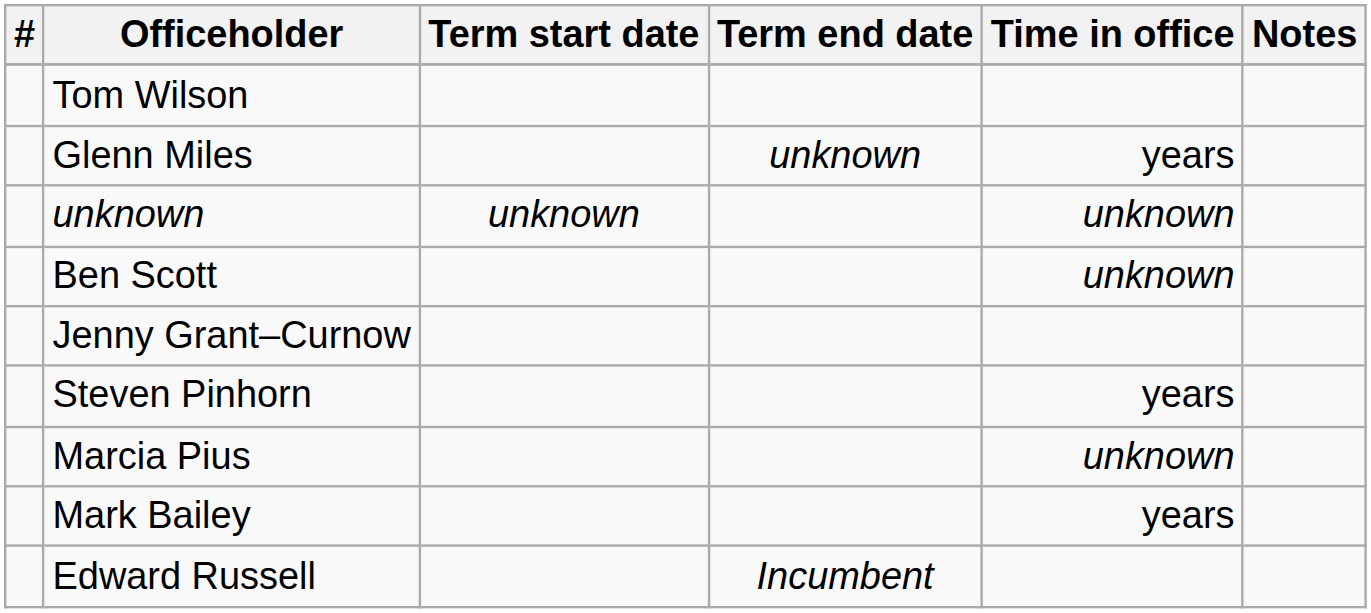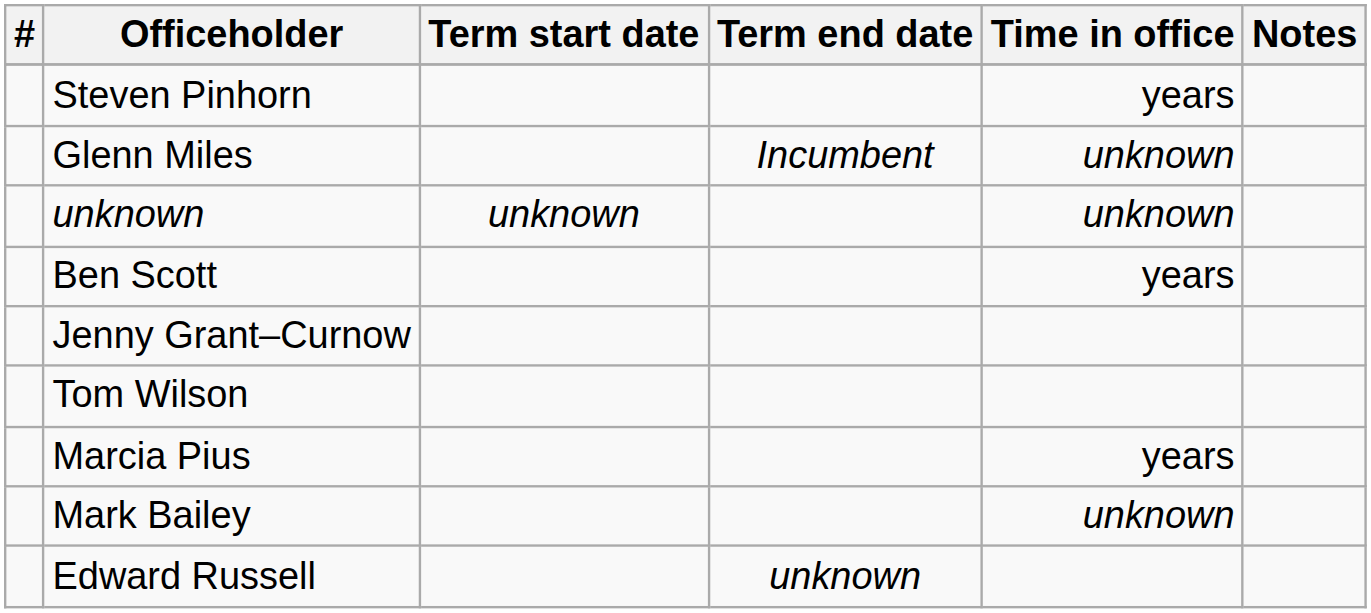rows swapped: (182, 395) <-> (150, 94)
(845, 154) unknown -> (845, 154) Incumbent
(1188, 154) years -> (1159, 154) unknown
(1159, 275) unknown -> (1188, 275) years
(1159, 455) unknown -> (1188, 455) years
(1188, 515) years -> (1159, 515) unknown
(845, 575) Incumbent -> (845, 575) unknown
